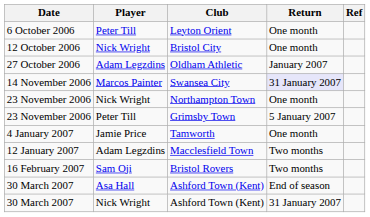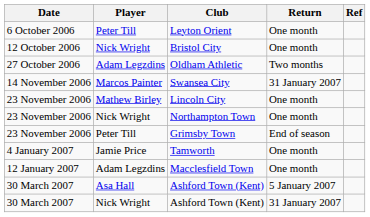(298, 64) January 2007 -> (296, 64) Two months
(305, 82) lavender background -> (305, 82) no background
+ row: (129, 99)
(302, 116) 5 January 2007 -> (300, 133) End of season
(296, 151) Two months -> (293, 168) One month
- row: (114, 168)
(300, 185) End of season -> (302, 185) 5 January 2007
